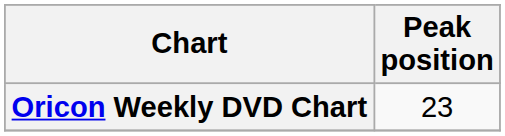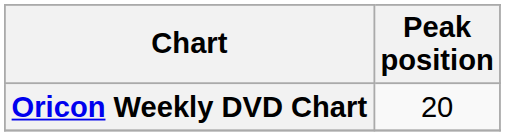(437, 106) 23 -> (437, 106) 20
